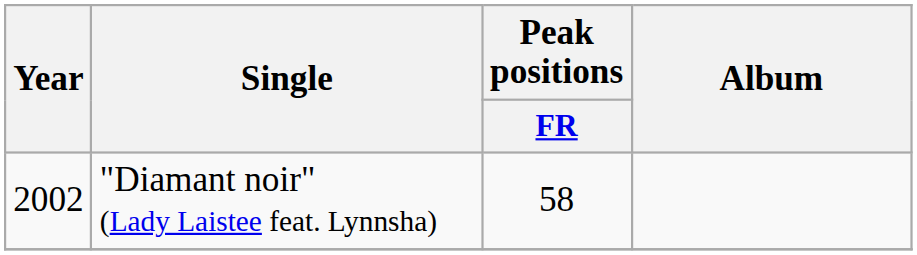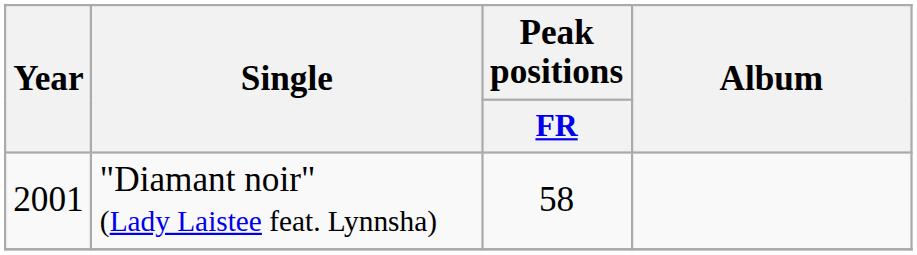(48, 199) 2002 -> (48, 199) 2001
